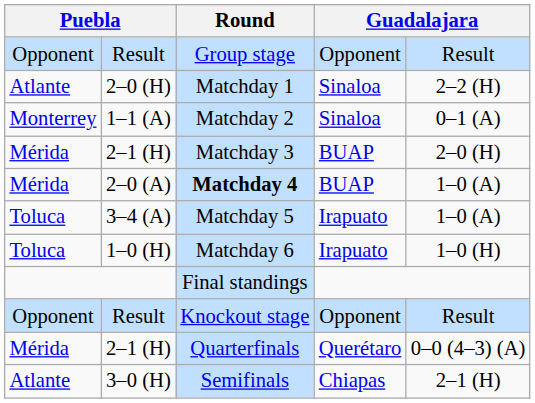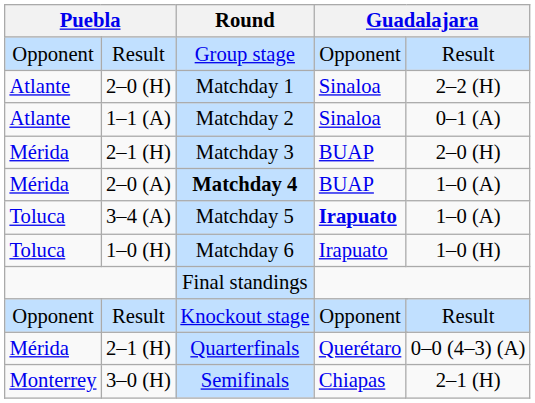(53, 119) Monterrey -> (40, 119) Atlante
(353, 217) normal -> (358, 217) bold
(40, 380) Atlante -> (53, 380) Monterrey
